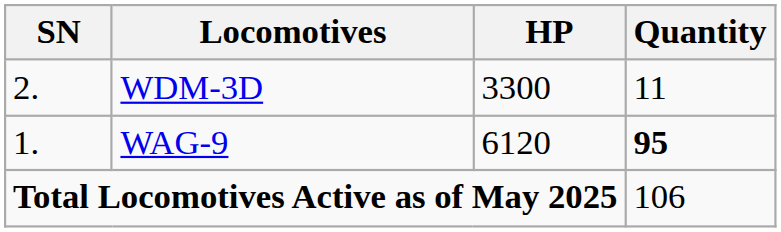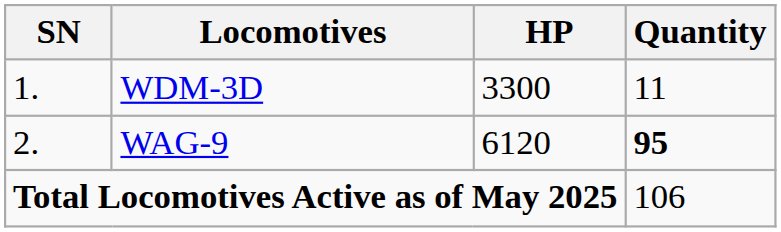(26, 87) 2. -> (26, 87) 1.
(26, 142) 1. -> (26, 142) 2.
